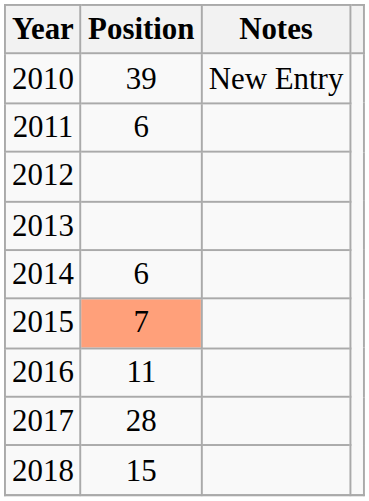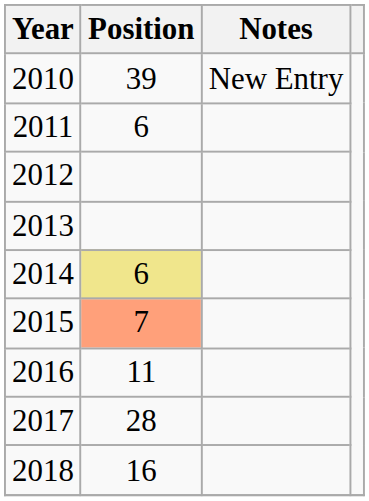(141, 273) no background -> (141, 273) khaki background
(141, 469) 15 -> (141, 469) 16
